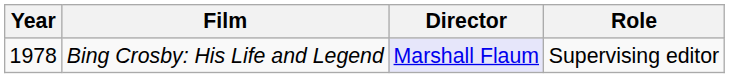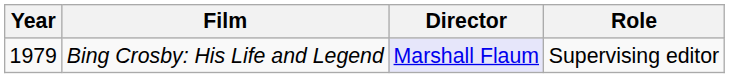(33, 55) 1978 -> (33, 55) 1979
